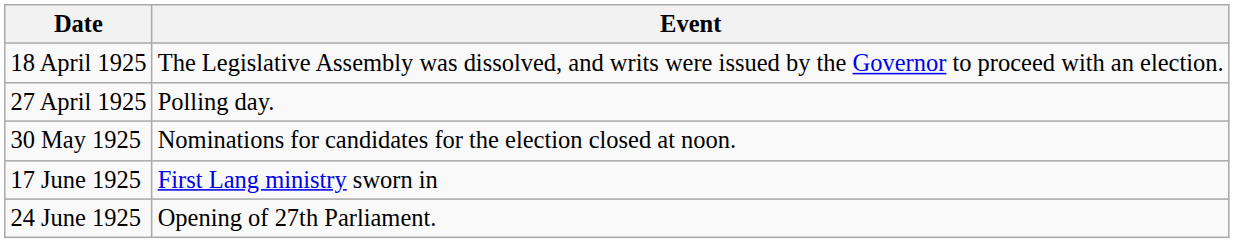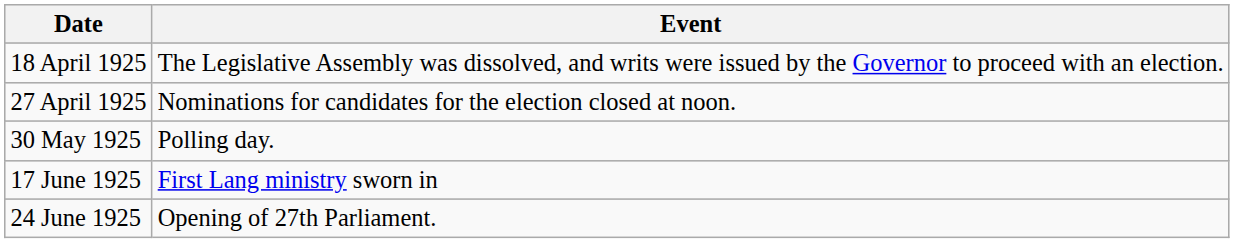(216, 101) Polling day. -> (447, 101) Nominations for candidates for the election closed at noon.
(447, 140) Nominations for candidates for the election closed at noon. -> (216, 140) Polling day.
